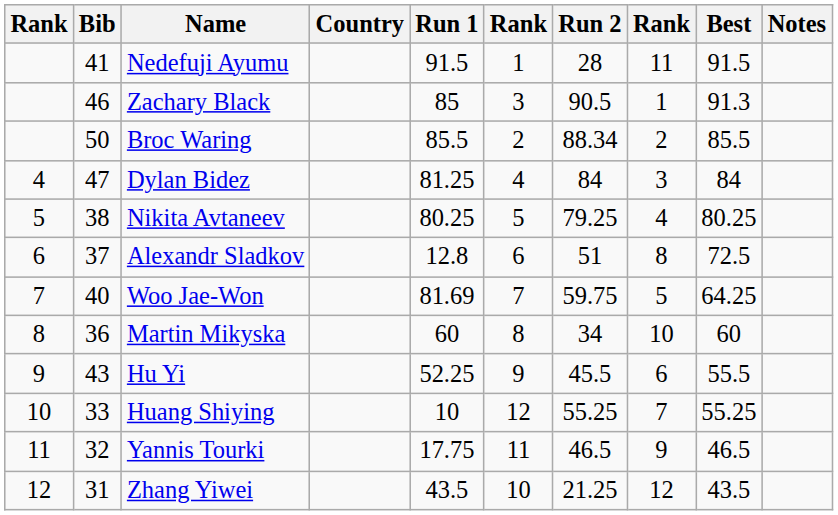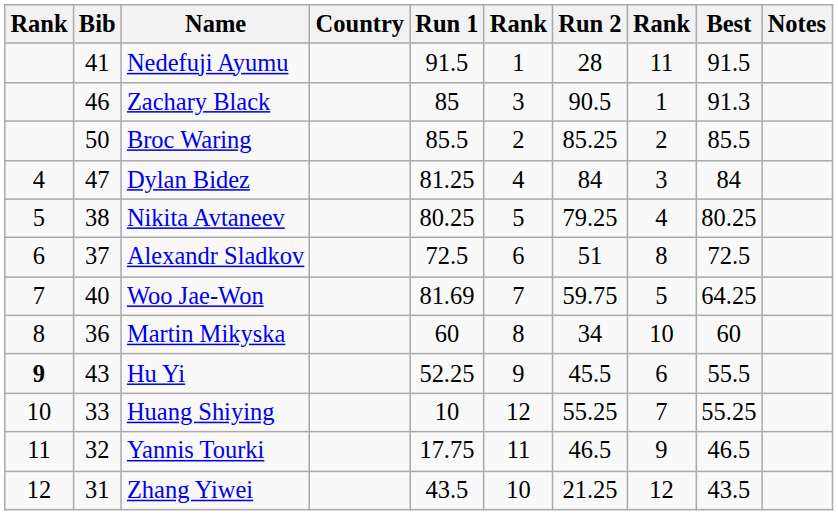(590, 140) 88.34 -> (590, 140) 85.25
(447, 256) 12.8 -> (447, 256) 72.5
(39, 373) normal -> (39, 373) bold
